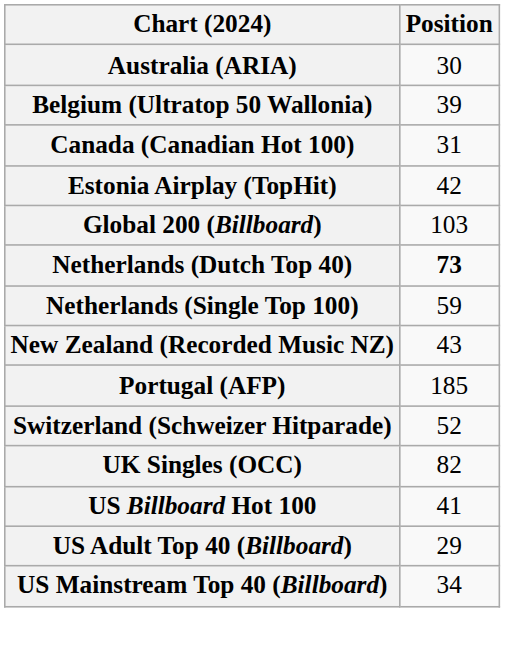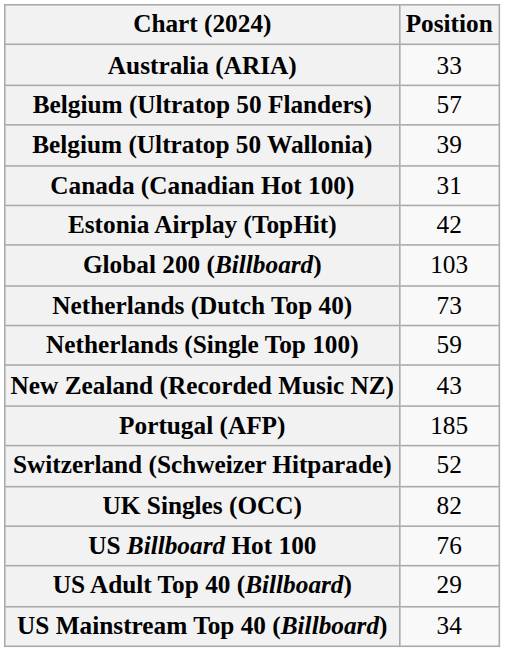(449, 64) 30 -> (449, 64) 33
+ row: (202, 104)
(449, 265) bold -> (449, 305) normal
(449, 505) 41 -> (449, 545) 76
